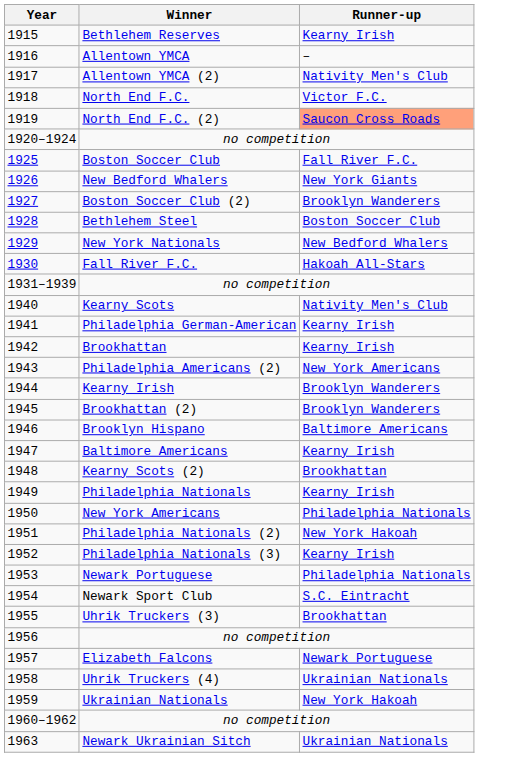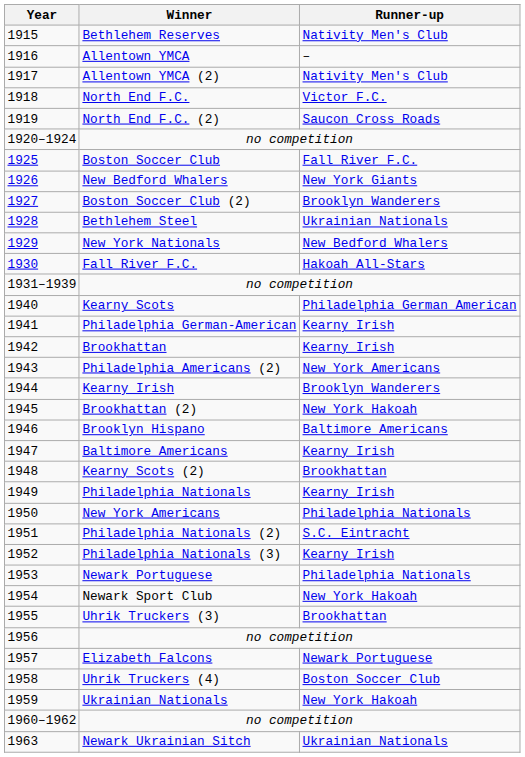(348, 36) Kearny Irish -> (375, 36) Nativity Men's Club
(371, 119) lightsalmon background -> (371, 119) no background
(371, 223) Boston Soccer Club -> (375, 223) Ukrainian Nationals
(375, 306) Nativity Men's Club -> (410, 306) Philadelphia German American
(371, 409) Brooklyn Wanderers -> (360, 409) New York Hakoah
(360, 534) New York Hakoah -> (356, 534) S.C. Eintracht
(356, 596) S.C. Eintracht -> (360, 596) New York Hakoah
(375, 679) Ukrainian Nationals -> (371, 679) Boston Soccer Club
